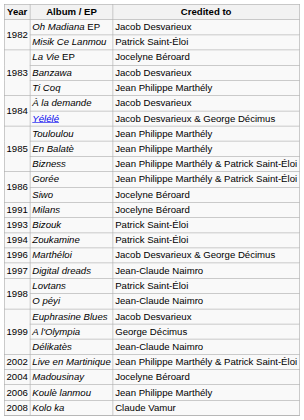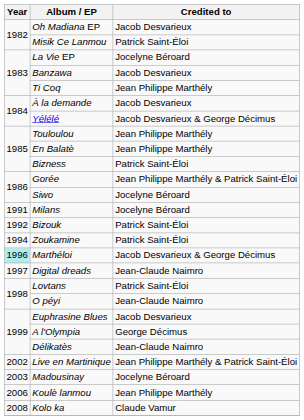(206, 164) Jean Philippe Marthély & Patrick Saint-Éloi -> (152, 164) Patrick Saint-Éloi
(17, 225) 1993 -> (17, 225) 1992
(17, 255) no background -> (17, 255) paleturquoise background
(17, 377) 2004 -> (17, 377) 2003
